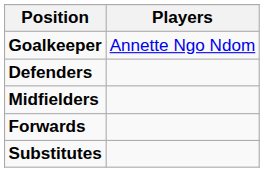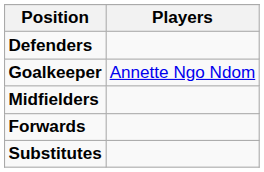rows swapped: (55, 45) <-> (50, 72)
